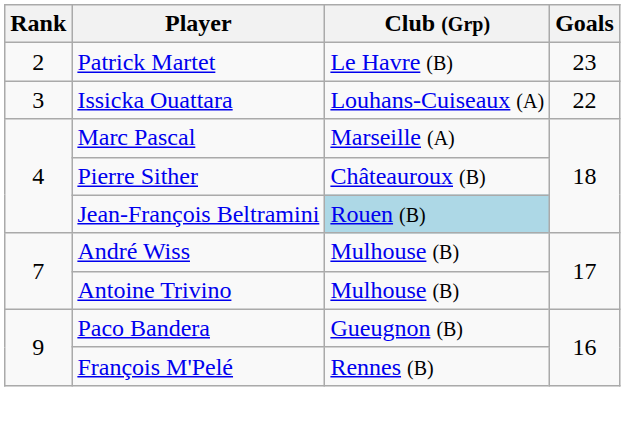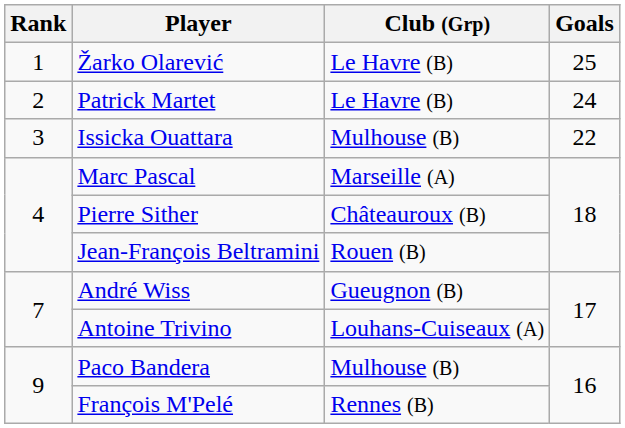+ row: (150, 61)
(585, 61) 23 -> (585, 99) 24
(437, 99) Louhans-Cuiseaux (A) -> (395, 137) Mulhouse (B)
(378, 213) lightblue background -> (378, 251) no background
(395, 251) Mulhouse (B) -> (397, 289) Gueugnon (B)
(395, 289) Mulhouse (B) -> (437, 328) Louhans-Cuiseaux (A)
(397, 328) Gueugnon (B) -> (395, 366) Mulhouse (B)
